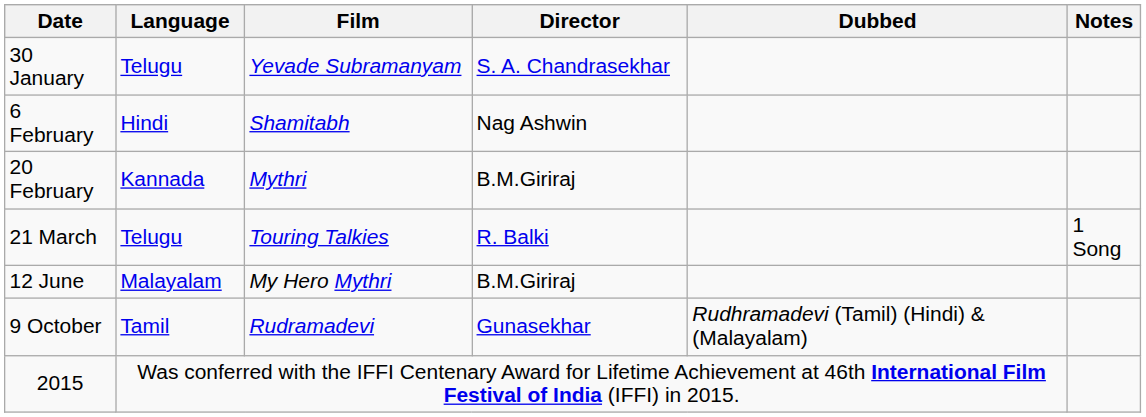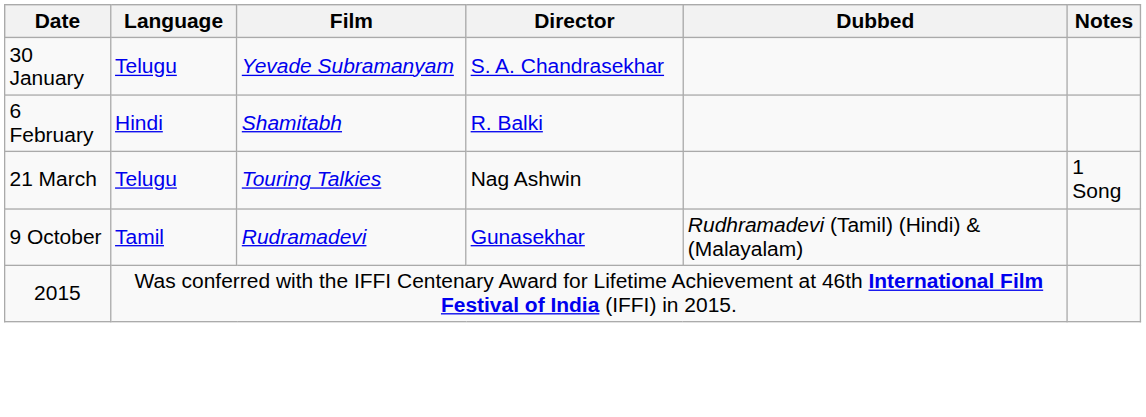(532, 122) Nag Ashwin -> (507, 122) R. Balki
- row: (51, 179)
(513, 236) R. Balki -> (526, 179) Nag Ashwin
- row: (47, 281)
